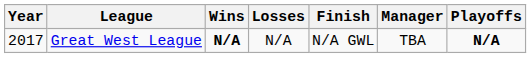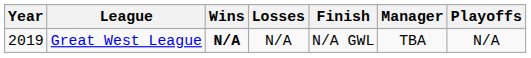(26, 41) 2017 -> (26, 41) 2019
(486, 41) bold -> (486, 41) normal
